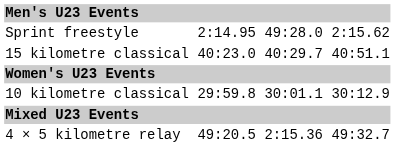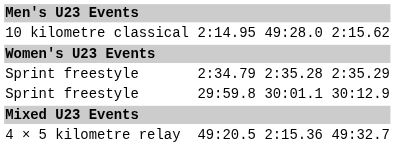(72, 34) Sprint freestyle -> (97, 34) 10 kilometre classical
- row: (227, 54)
+ row: (227, 74)
(97, 95) 10 kilometre classical -> (72, 95) Sprint freestyle
